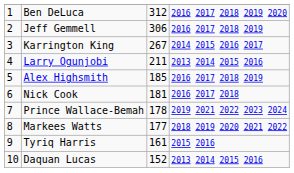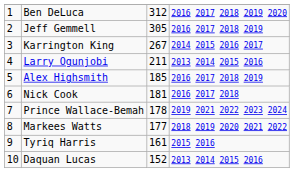(158, 29) 306 -> (158, 29) 305
